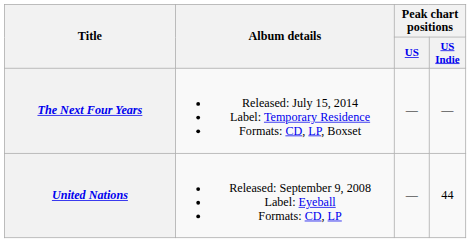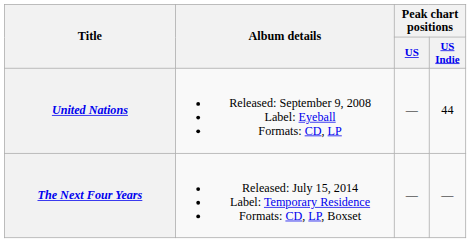rows swapped: (90, 195) <-> (90, 110)
